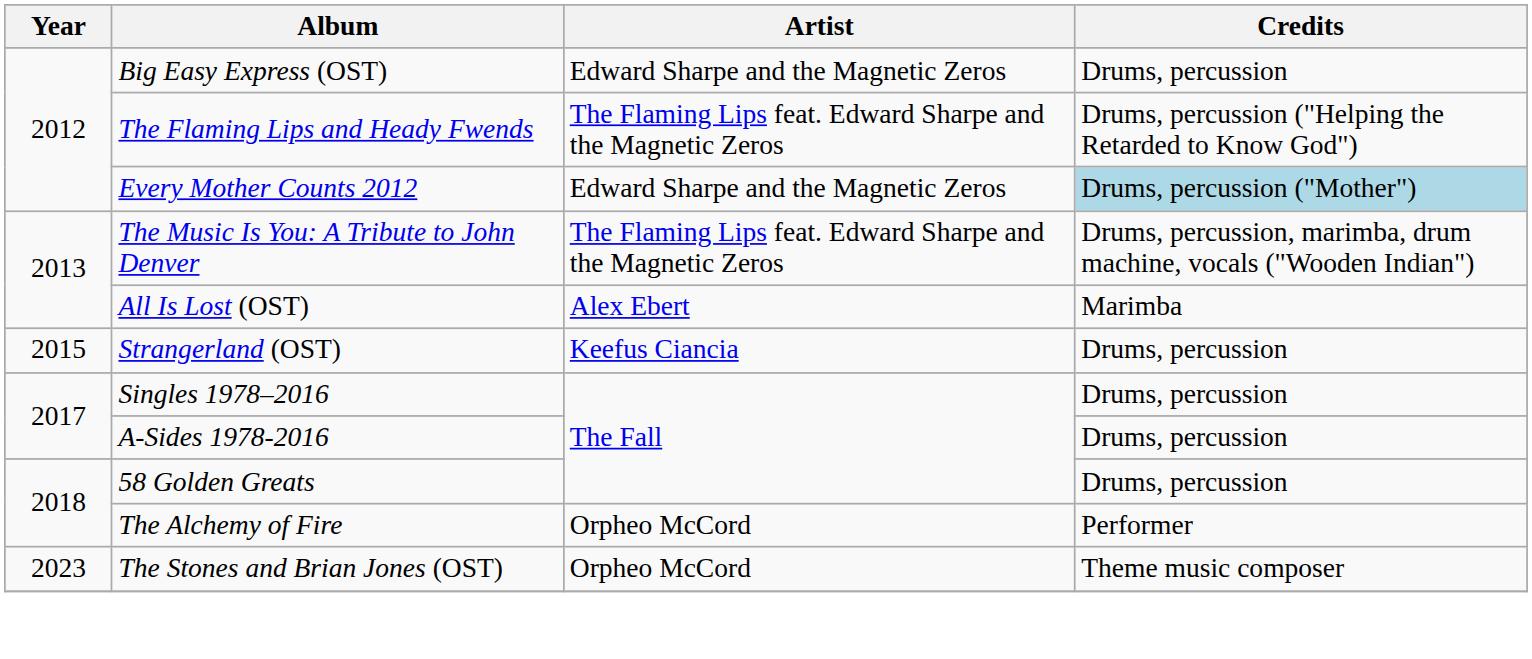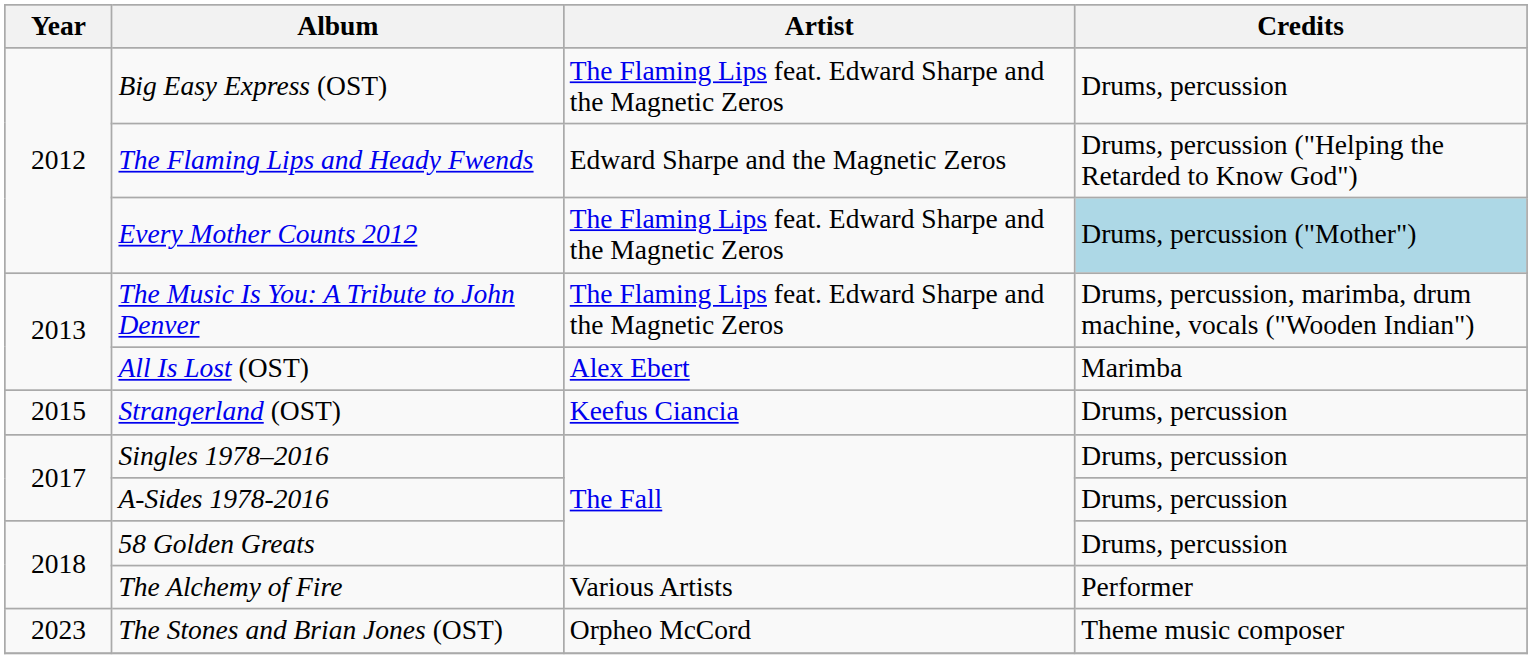(788, 69) Edward Sharpe and the Magnetic Zeros -> (807, 85) The Flaming Lips feat. Edward Sharpe and the Magnetic Zeros
(807, 129) The Flaming Lips feat. Edward Sharpe and the Magnetic Zeros -> (788, 160) Edward Sharpe and the Magnetic Zeros
(788, 188) Edward Sharpe and the Magnetic Zeros -> (807, 234) The Flaming Lips feat. Edward Sharpe and the Magnetic Zeros
(660, 524) Orpheo McCord -> (651, 586) Various Artists
